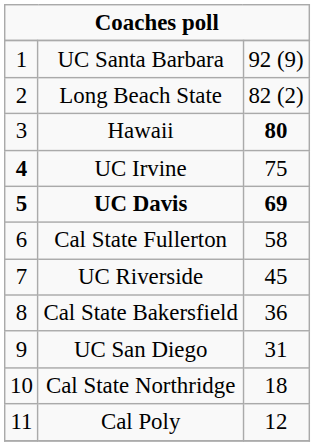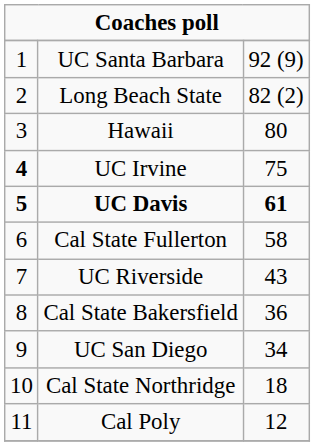(276, 131) bold -> (276, 131) normal
(276, 204) 69 -> (276, 204) 61
(276, 276) 45 -> (276, 276) 43
(276, 349) 31 -> (276, 349) 34
